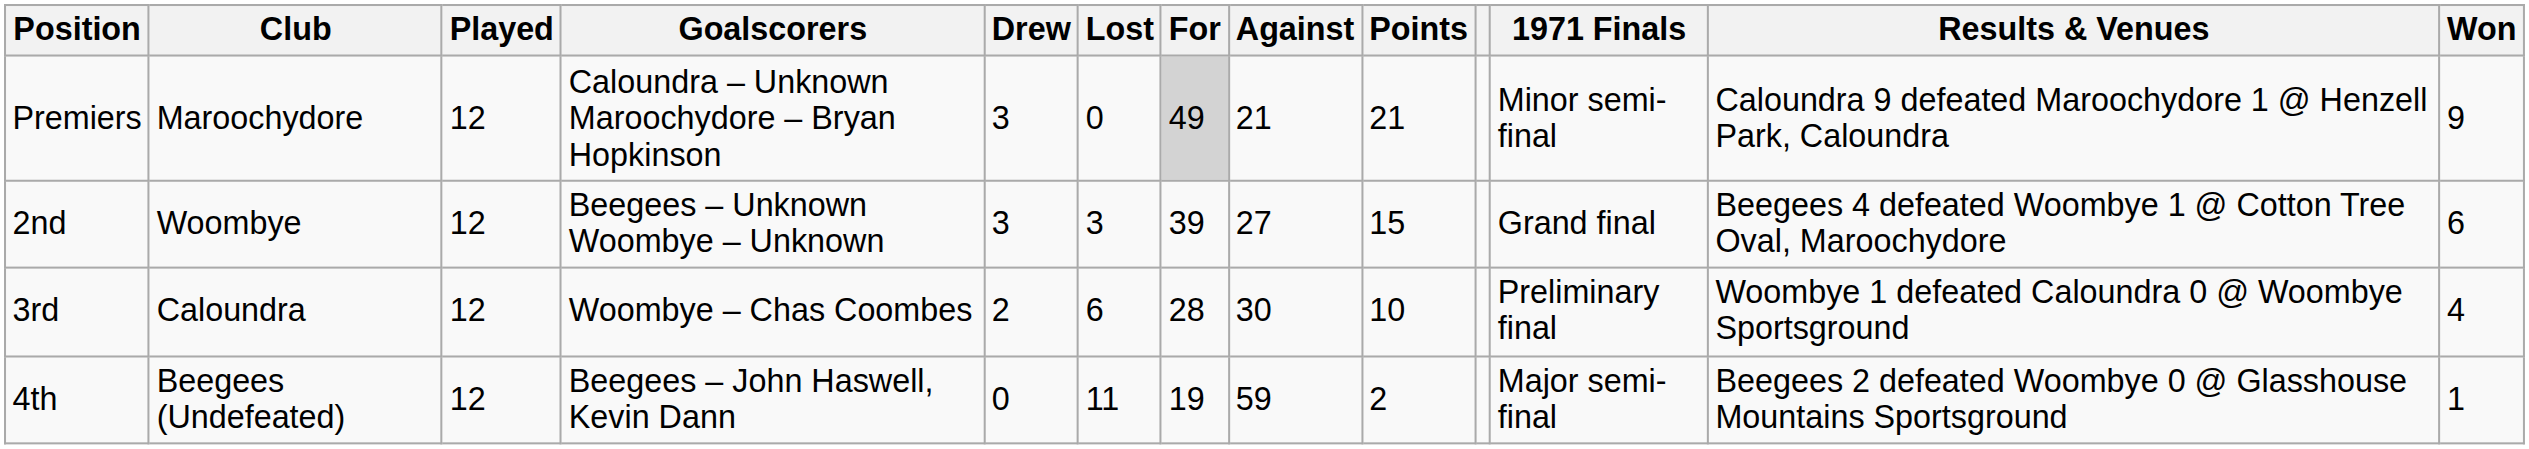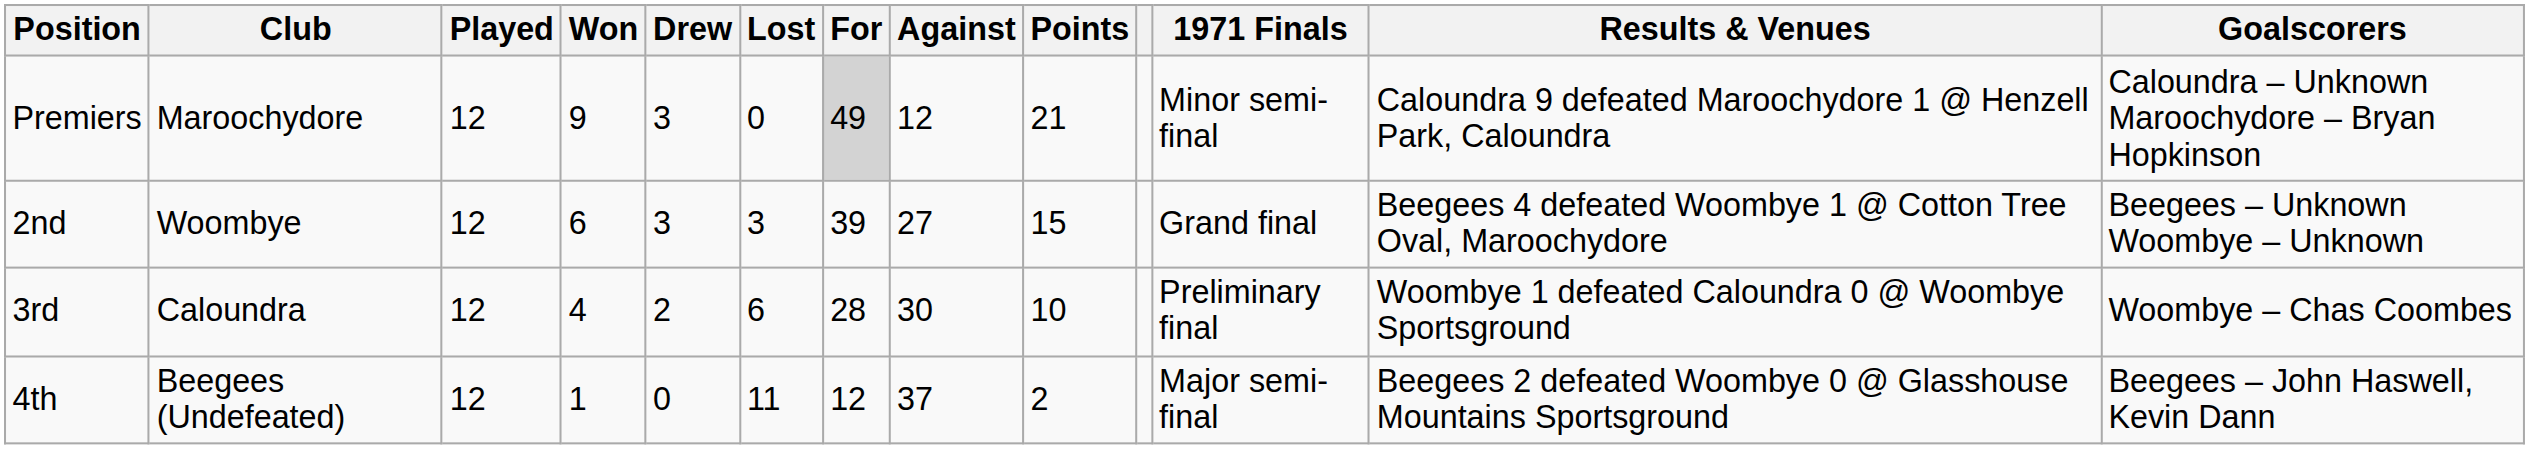columns swapped: (2482, 30) <-> (773, 30)
(1254, 117) 21 -> (915, 117) 12
(1187, 398) 19 -> (848, 398) 12
(1254, 398) 59 -> (915, 398) 37
